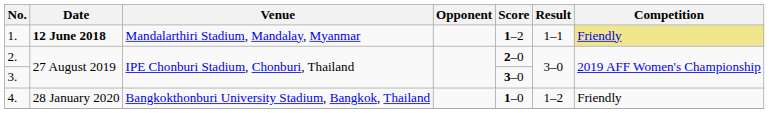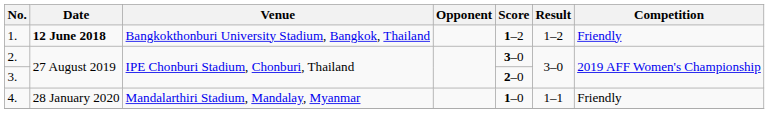(243, 35) Mandalarthiri Stadium, Mandalay, Myanmar -> (278, 35) Bangkokthonburi University Stadium, Bangkok, Thailand
(553, 35) 1–1 -> (553, 35) 1–2
(599, 35) khaki background -> (599, 35) no background
(514, 56) 2–0 -> (514, 56) 3–0
(514, 77) 3–0 -> (514, 77) 2–0
(278, 98) Bangkokthonburi University Stadium, Bangkok, Thailand -> (243, 98) Mandalarthiri Stadium, Mandalay, Myanmar
(553, 98) 1–2 -> (553, 98) 1–1
